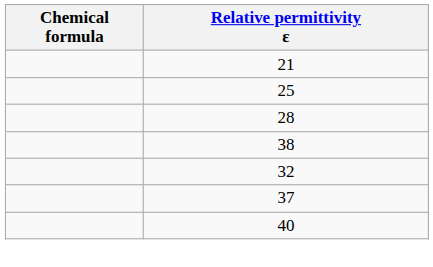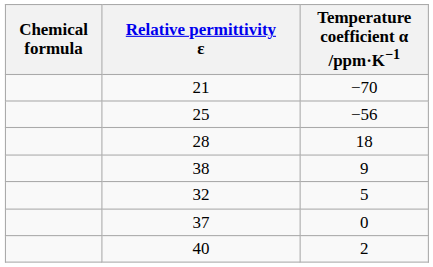+ column: (364, 39)
